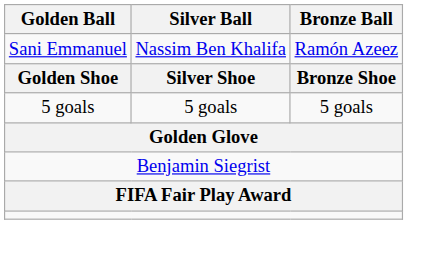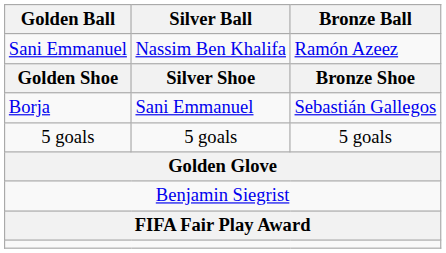+ row: (29, 107)
